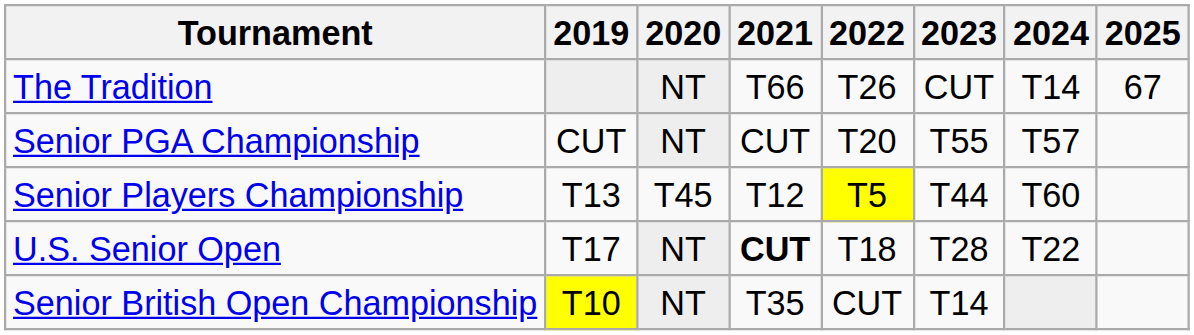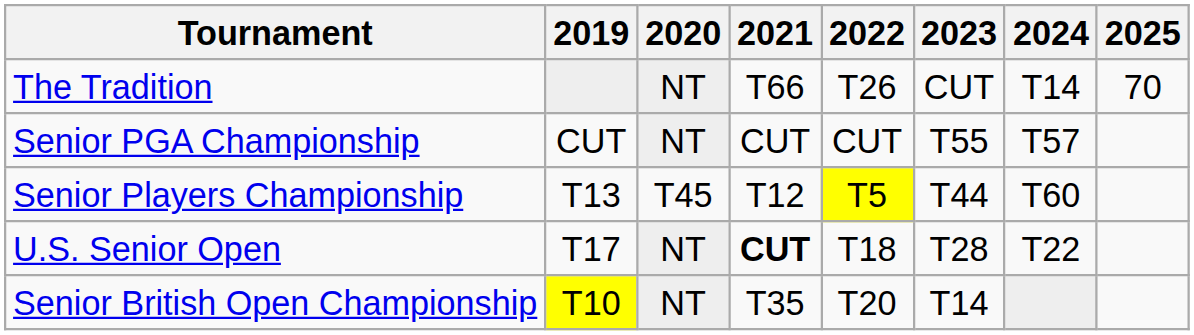(1143, 87) 67 -> (1143, 87) 70
(867, 141) T20 -> (867, 141) CUT
(867, 303) CUT -> (867, 303) T20
